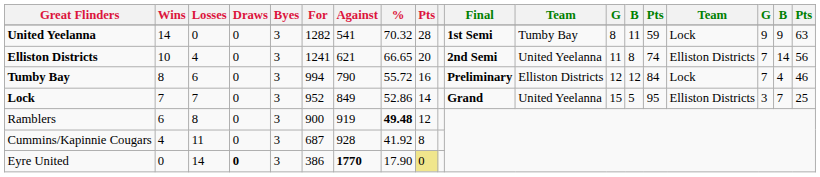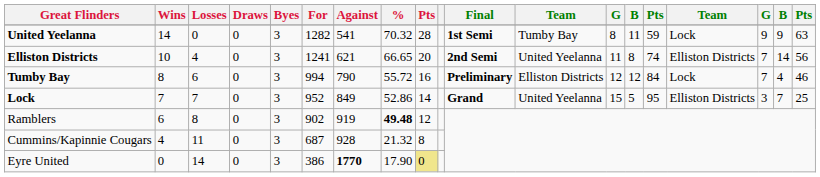(315, 118) 900 -> (315, 118) 902
(398, 139) 41.92 -> (398, 139) 21.32
(236, 160) bold -> (236, 160) normal
